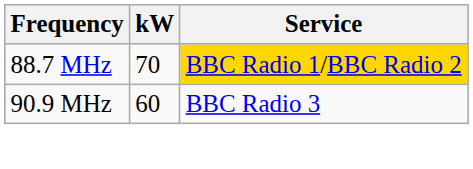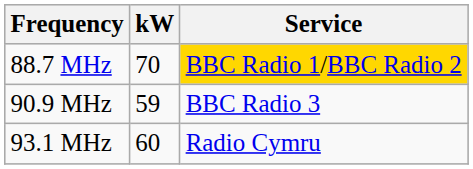(148, 103) 60 -> (148, 103) 59
+ row: (61, 143)
